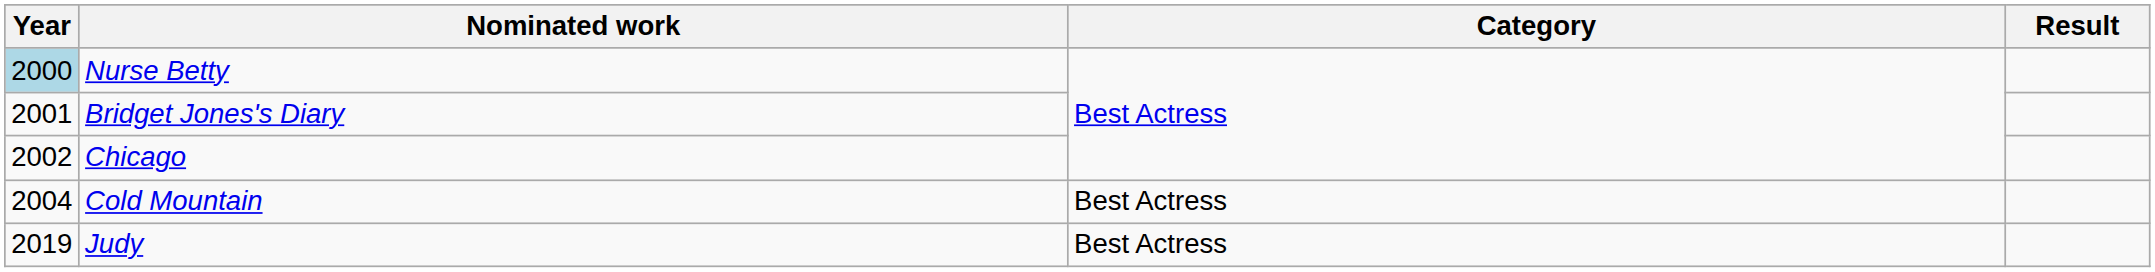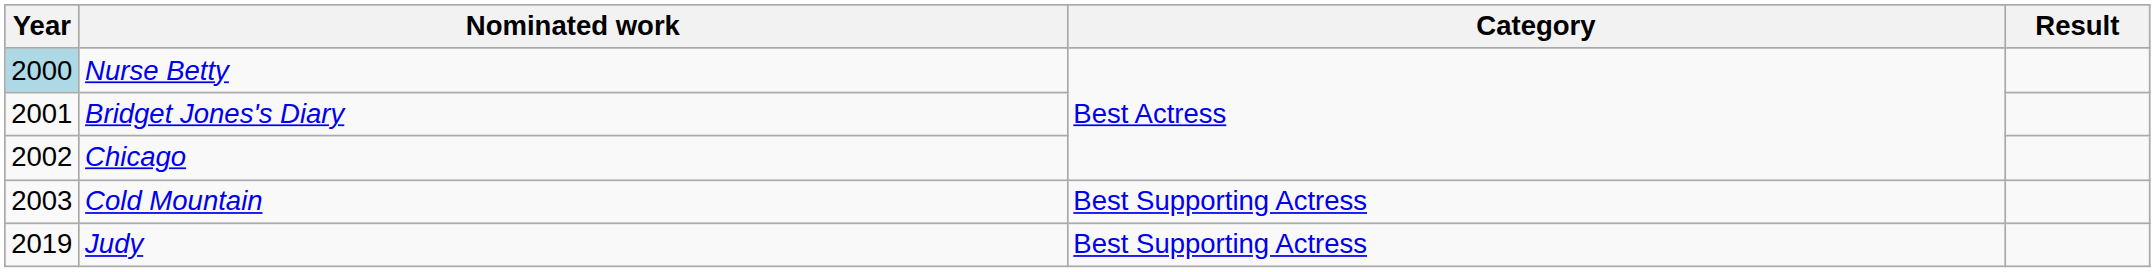(42, 200) 2004 -> (42, 200) 2003
(1151, 200) Best Actress -> (1220, 200) Best Supporting Actress
(1151, 244) Best Actress -> (1220, 244) Best Supporting Actress
